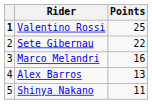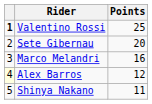(139, 44) 22 -> (139, 44) 20
(10, 76) no background -> (10, 76) lightyellow background
(139, 76) 13 -> (139, 76) 12
